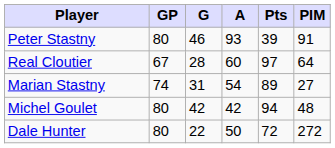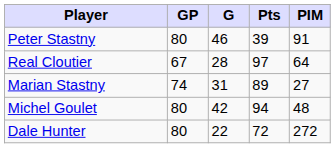- column: (240, 16)
